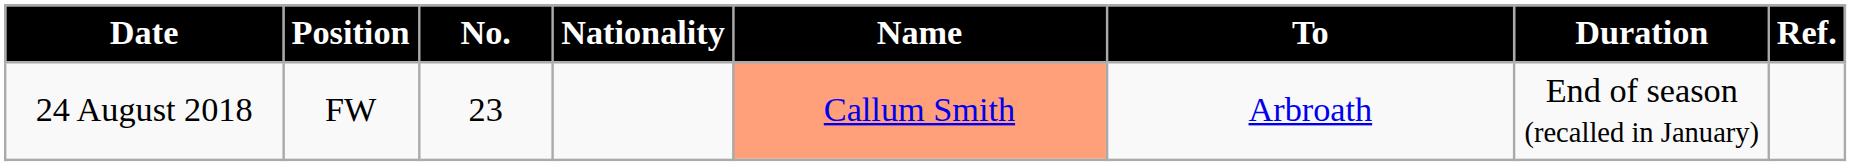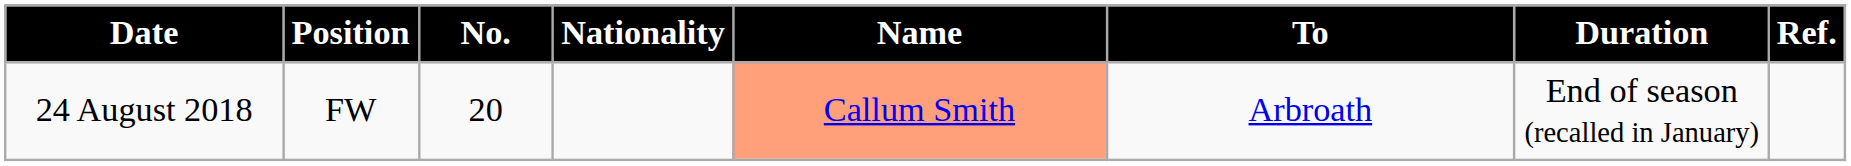(486, 109) 23 -> (486, 109) 20
